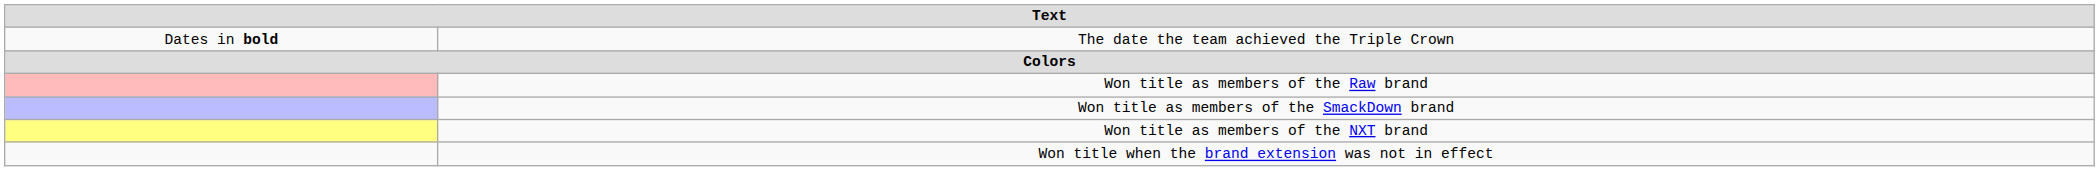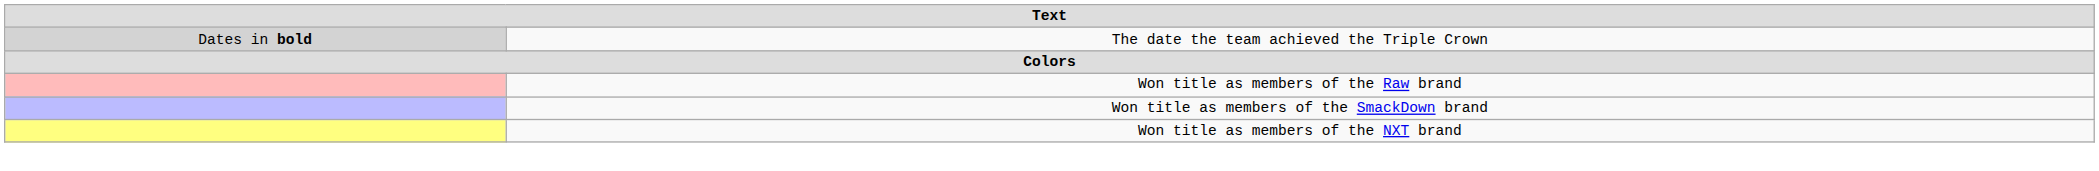(221, 39) no background -> (255, 39) lightgrey background
- row: (1266, 154)
